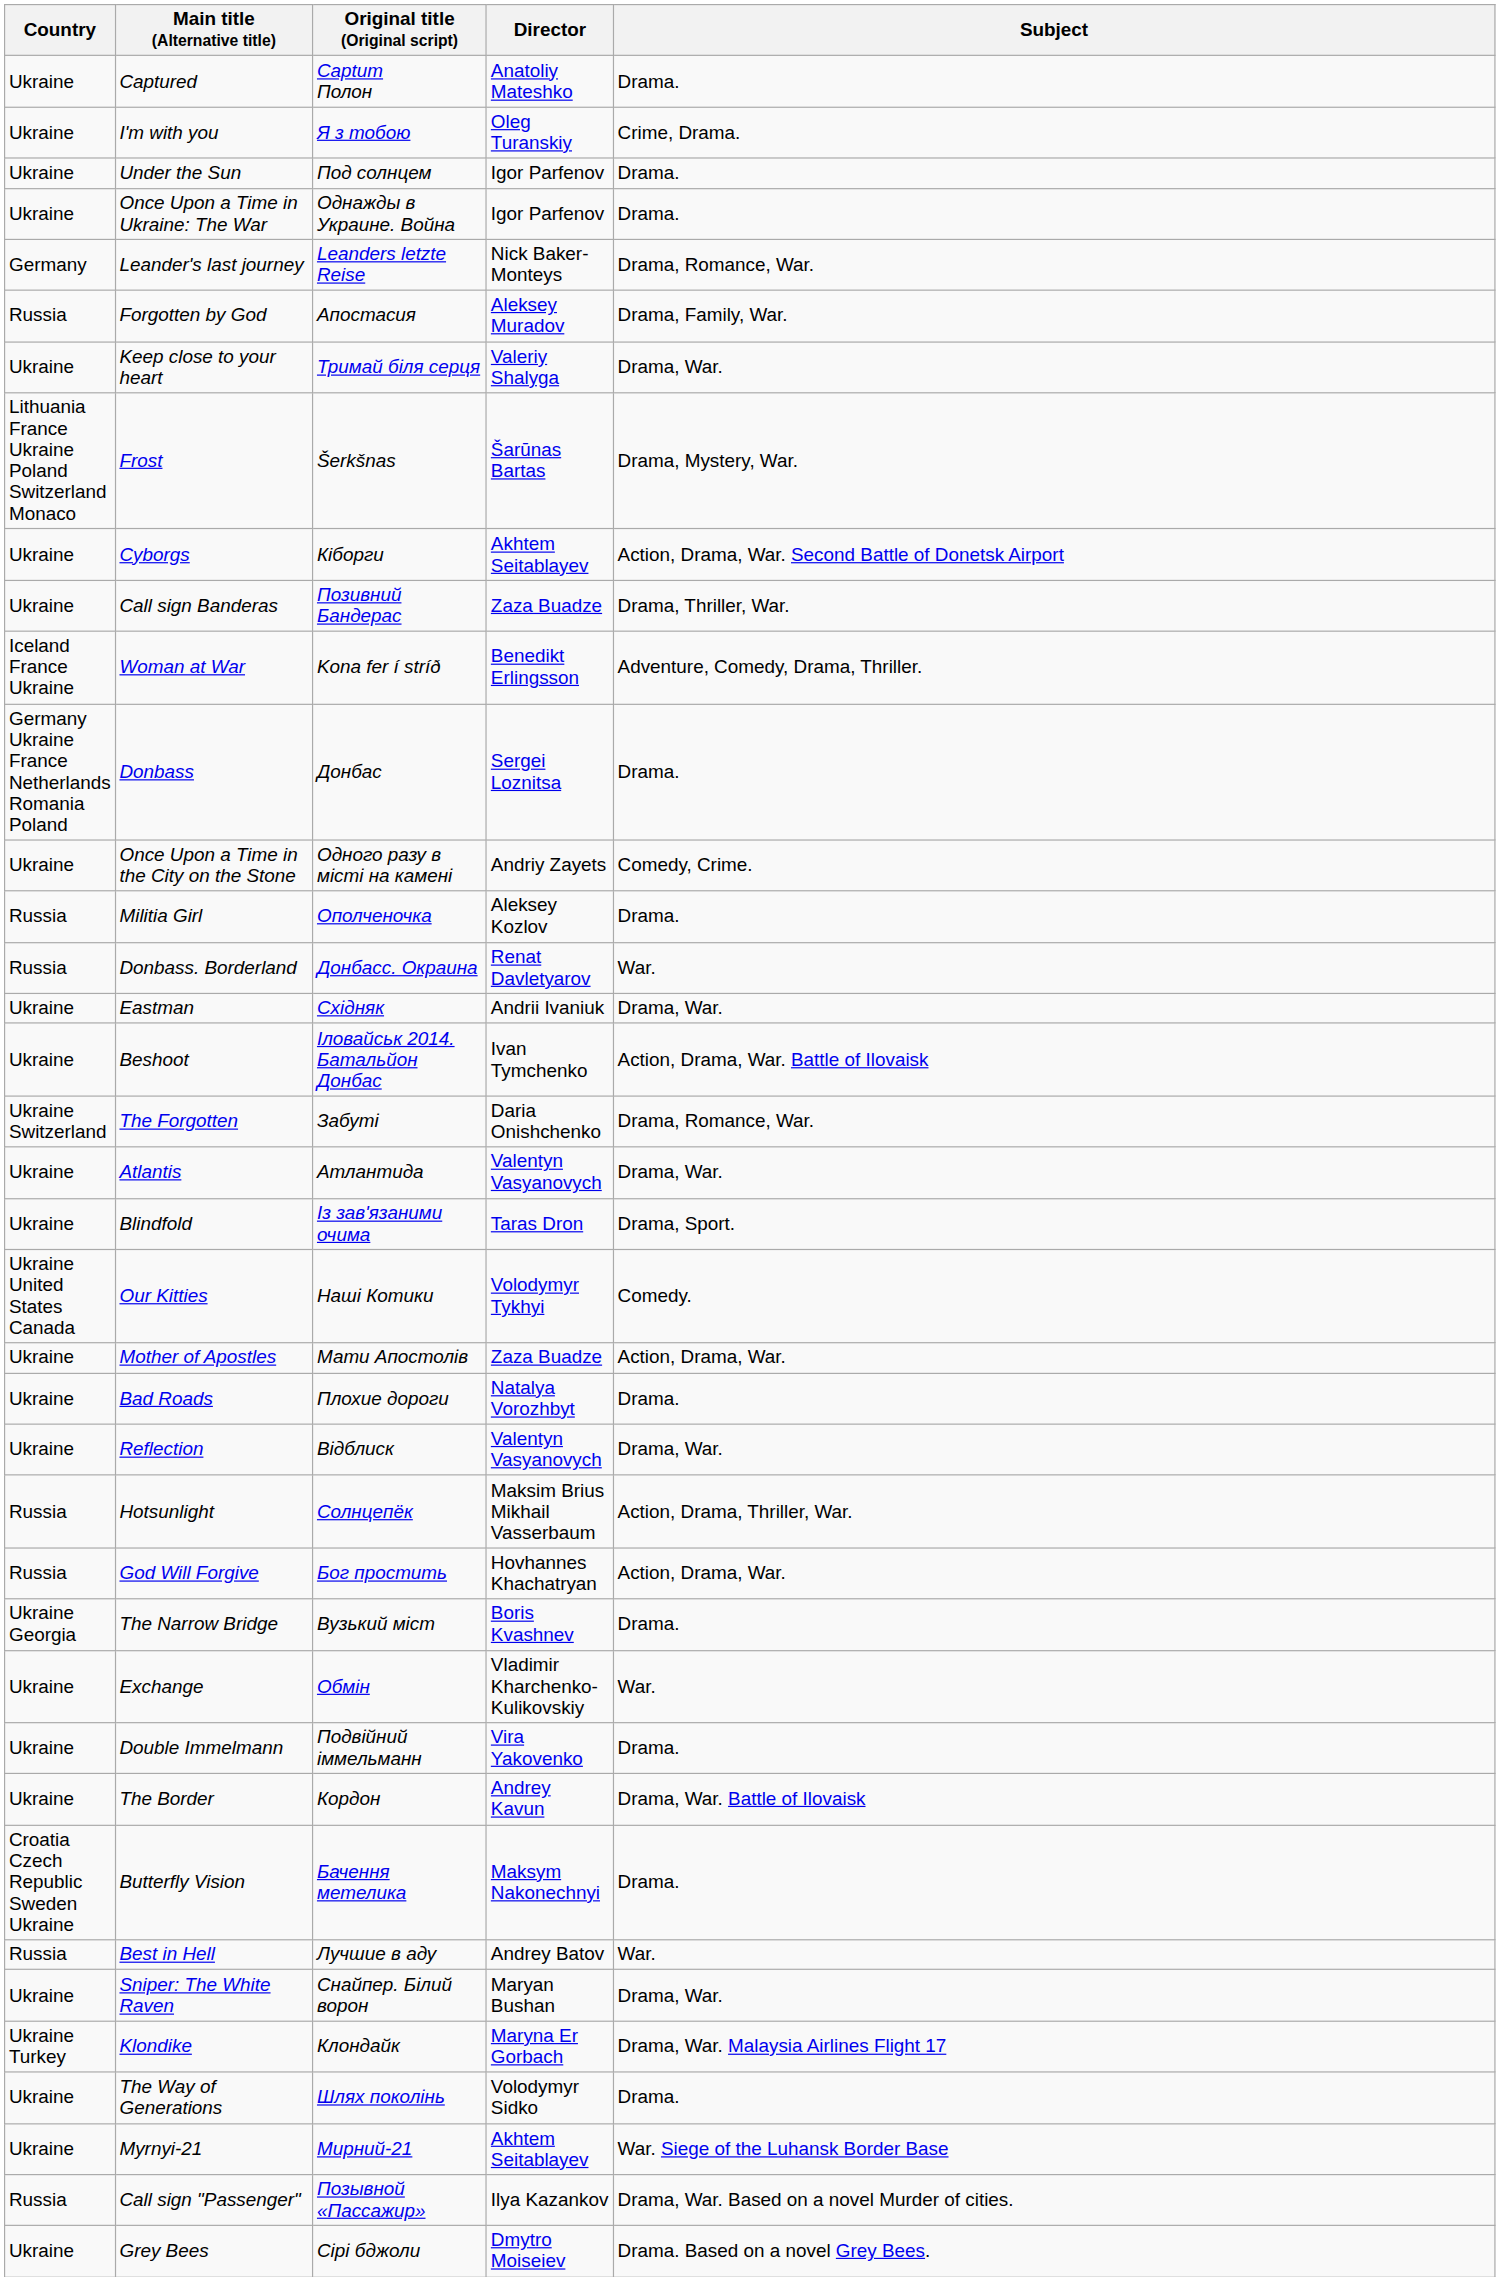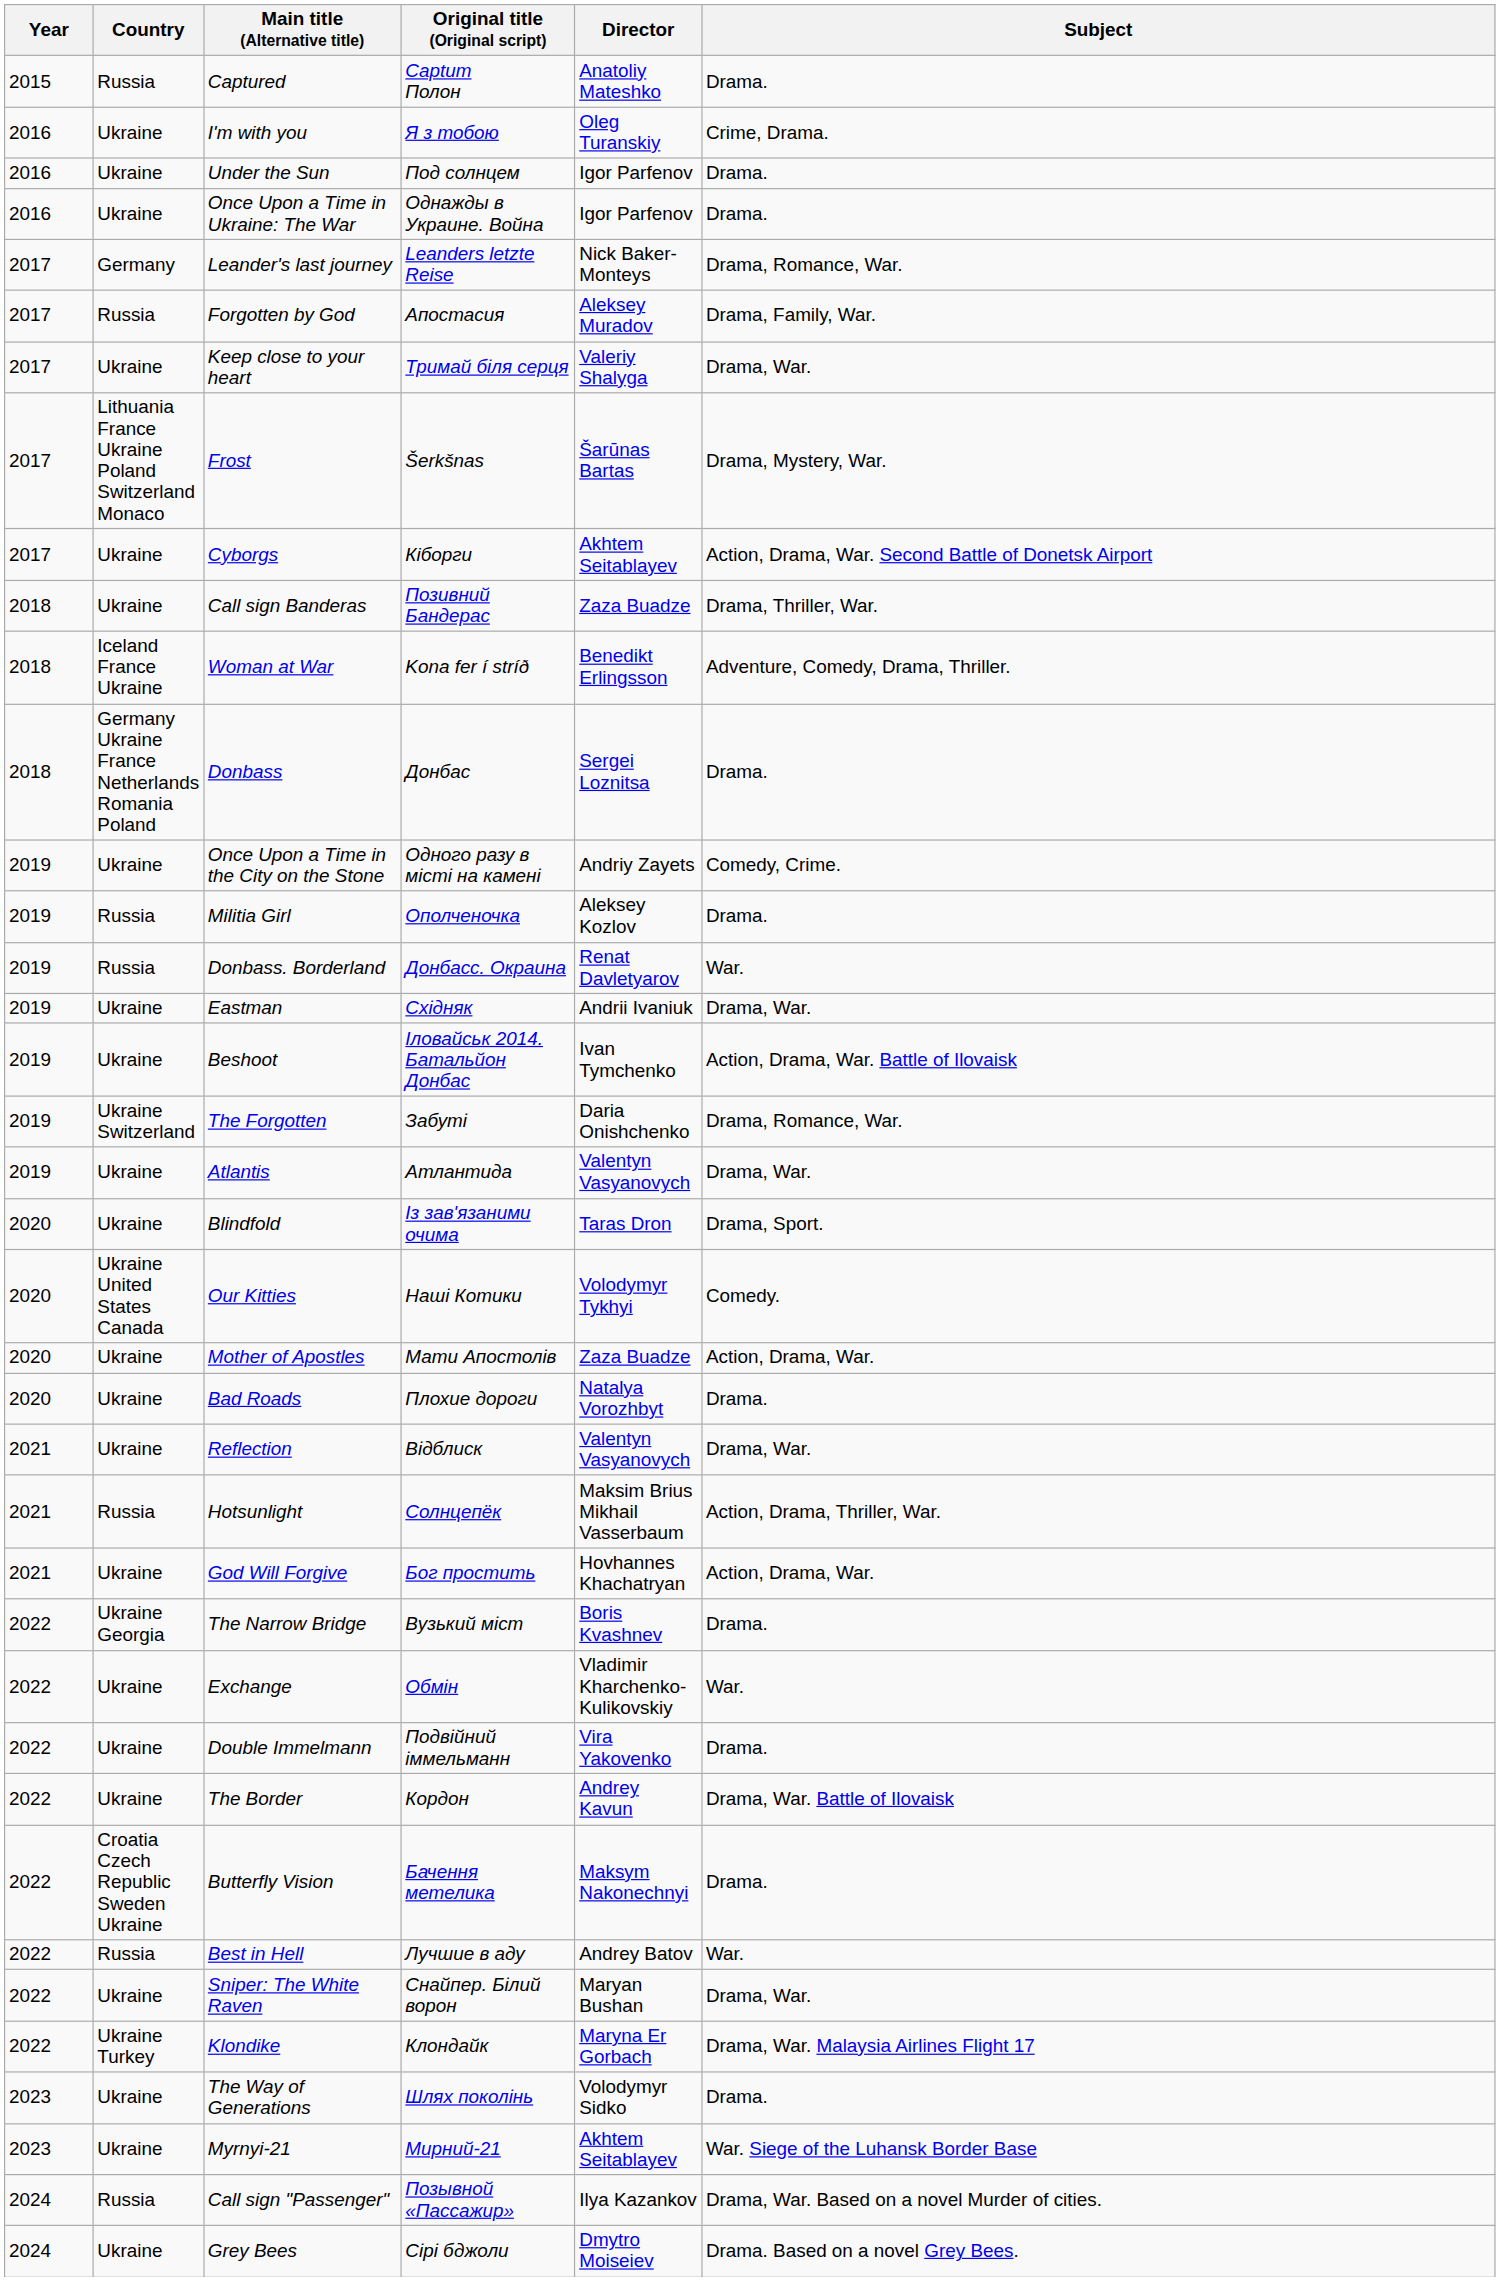+ column: (49, 30)
(41, 81) Ukraine -> (126, 81) Russia
(38, 1573) Russia -> (130, 1573) Ukraine
